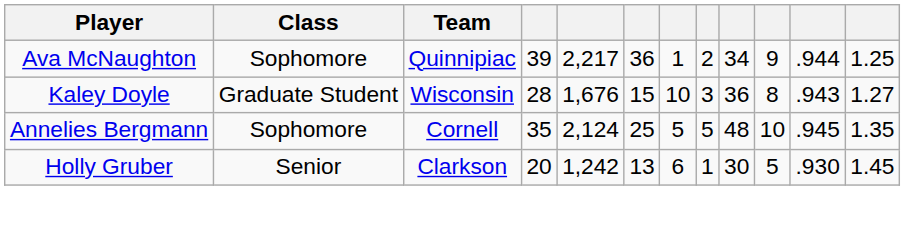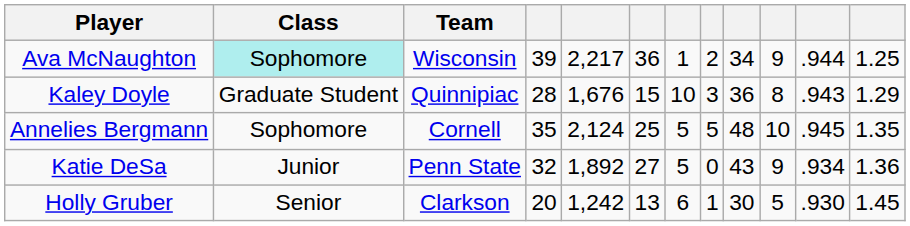(308, 58) no background -> (308, 58) paleturquoise background
(462, 58) Quinnipiac -> (465, 58) Wisconsin
(462, 94) Wisconsin -> (465, 94) Quinnipiac
(872, 94) 1.27 -> (877, 94) 1.29
+ row: (109, 166)
